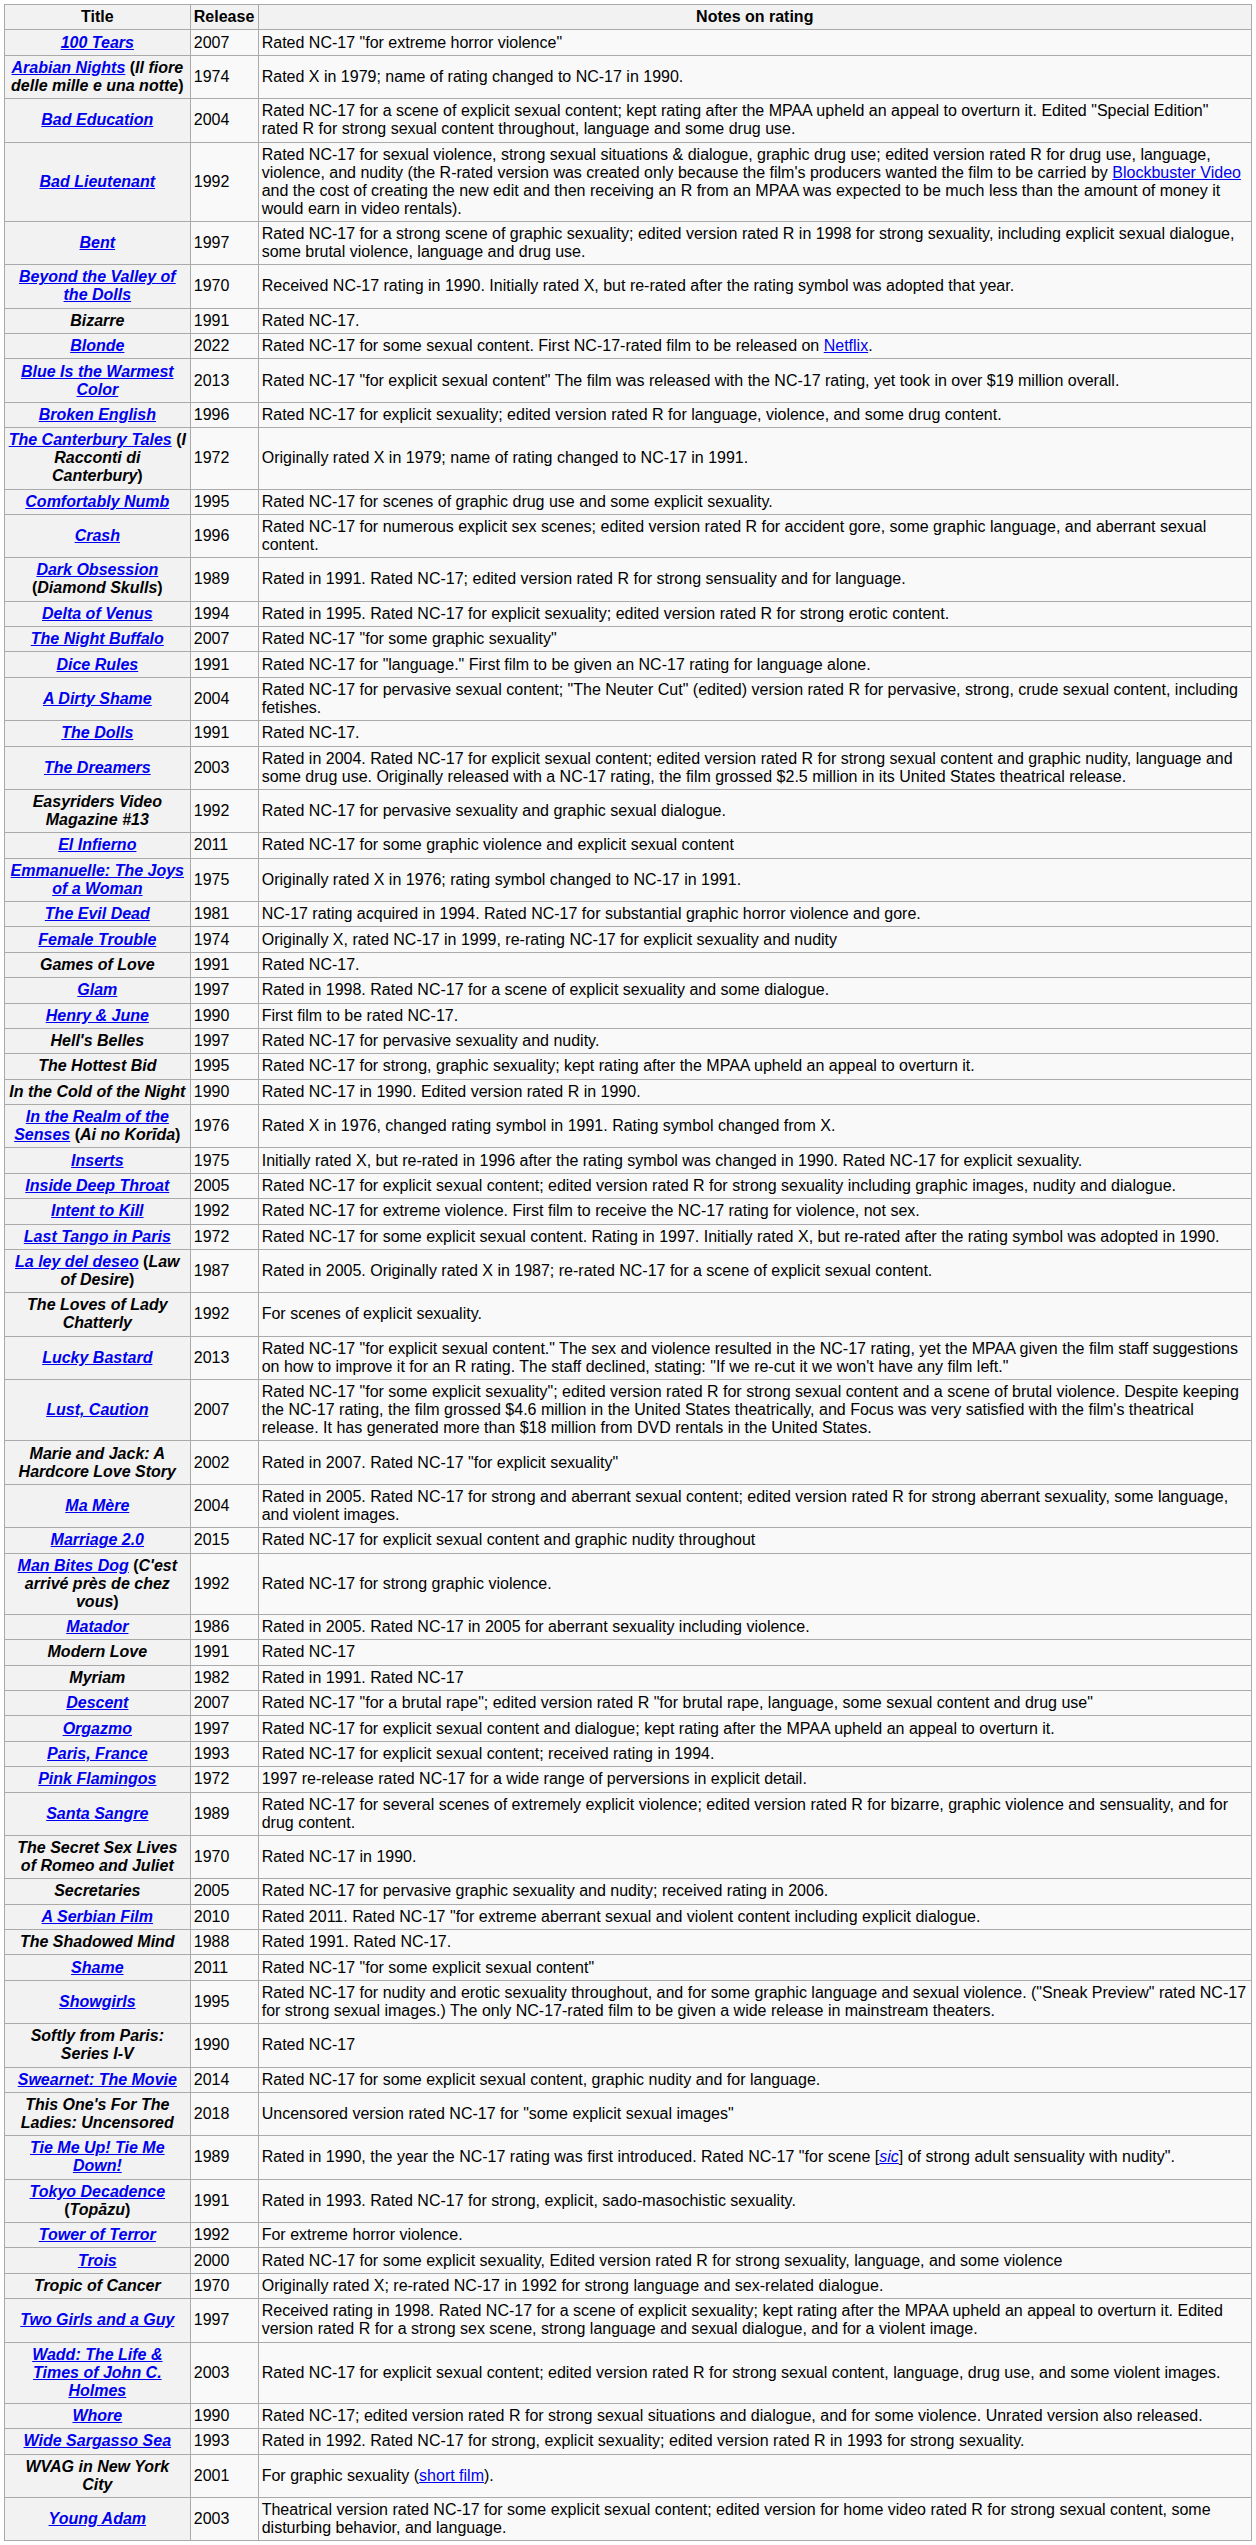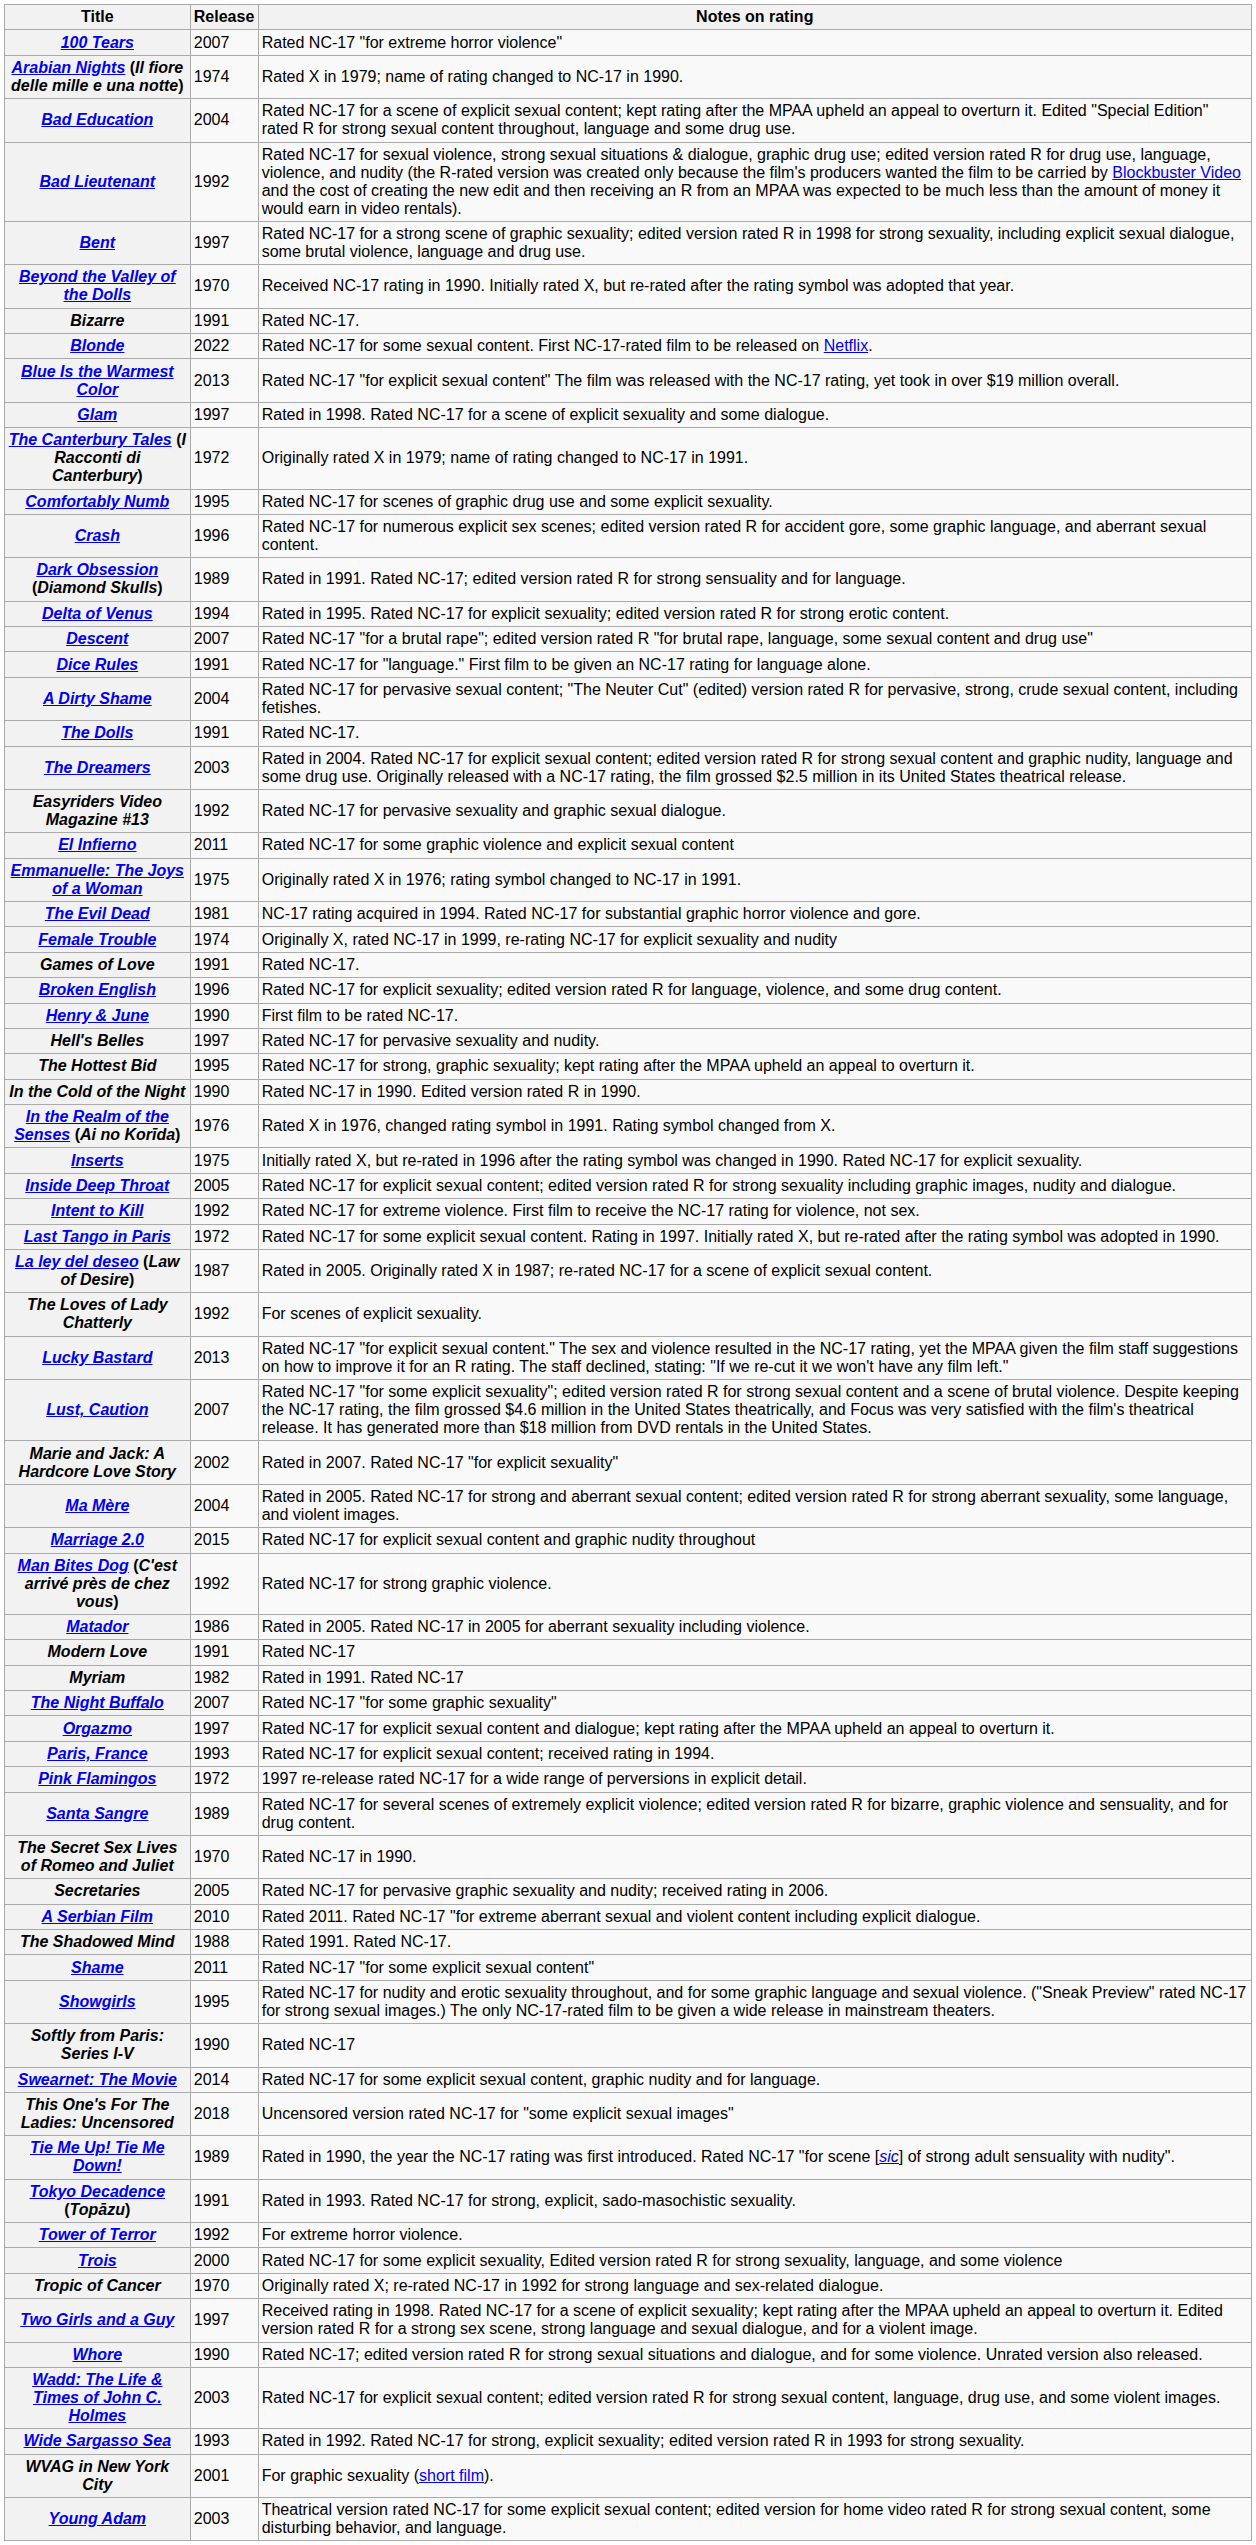rows swapped: (97, 414) <-> (97, 990)
rows swapped: (97, 1703) <-> (97, 639)
rows swapped: (97, 2372) <-> (97, 2416)
